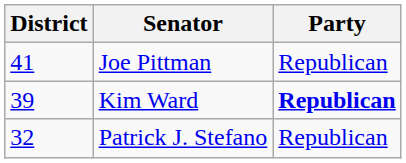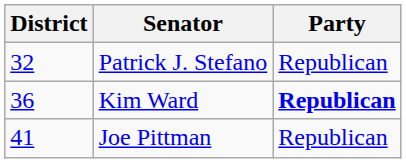rows swapped: (183, 137) <-> (155, 61)
(22, 99) 39 -> (22, 99) 36
